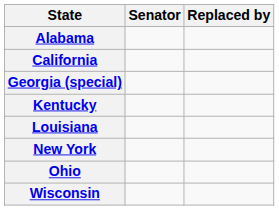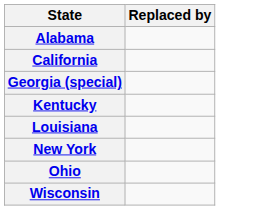- column: (155, 15)
